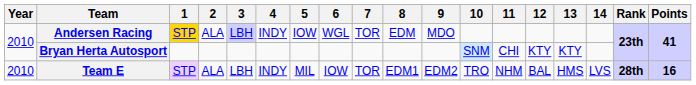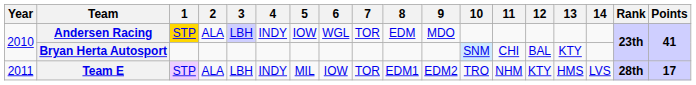(540, 52) KTY -> (540, 52) BAL
(21, 71) 2010 -> (21, 71) 2011
(540, 71) BAL -> (540, 71) KTY
(669, 71) 16 -> (669, 71) 17
